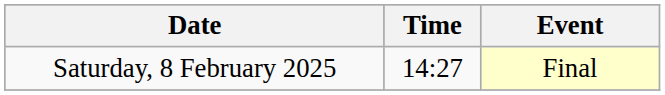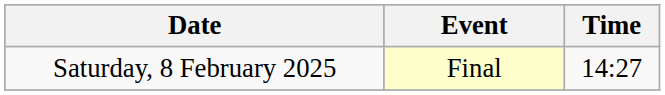columns swapped: (432, 25) <-> (570, 25)
